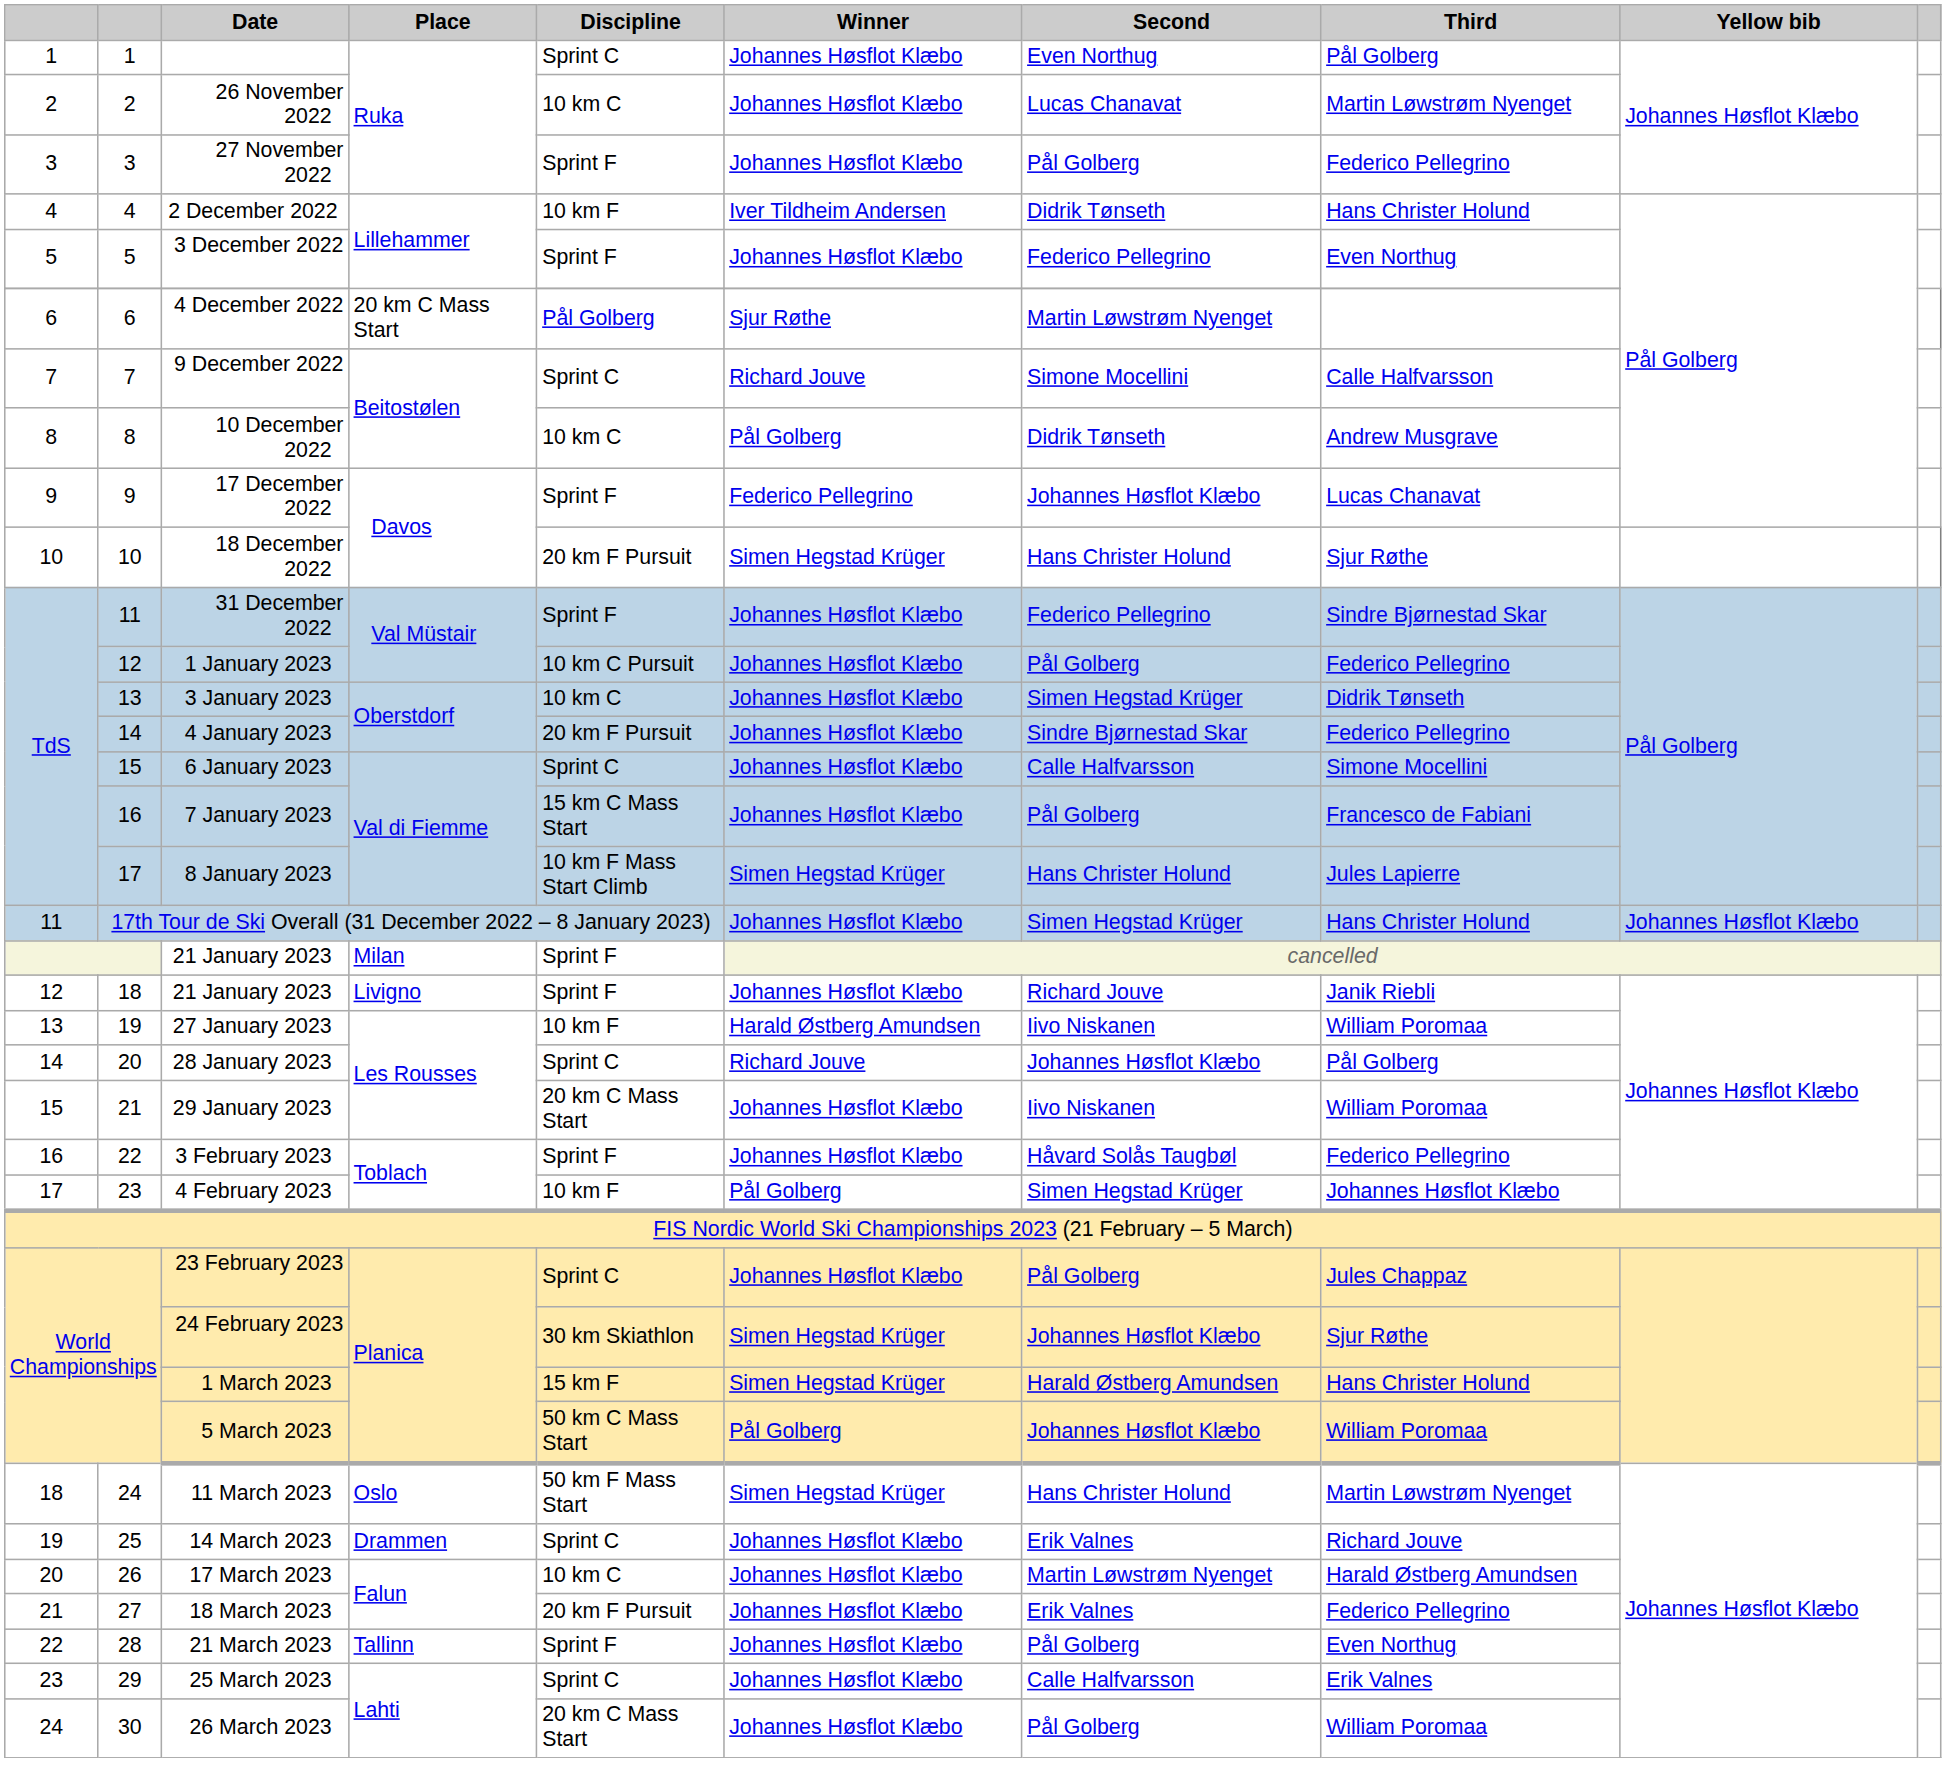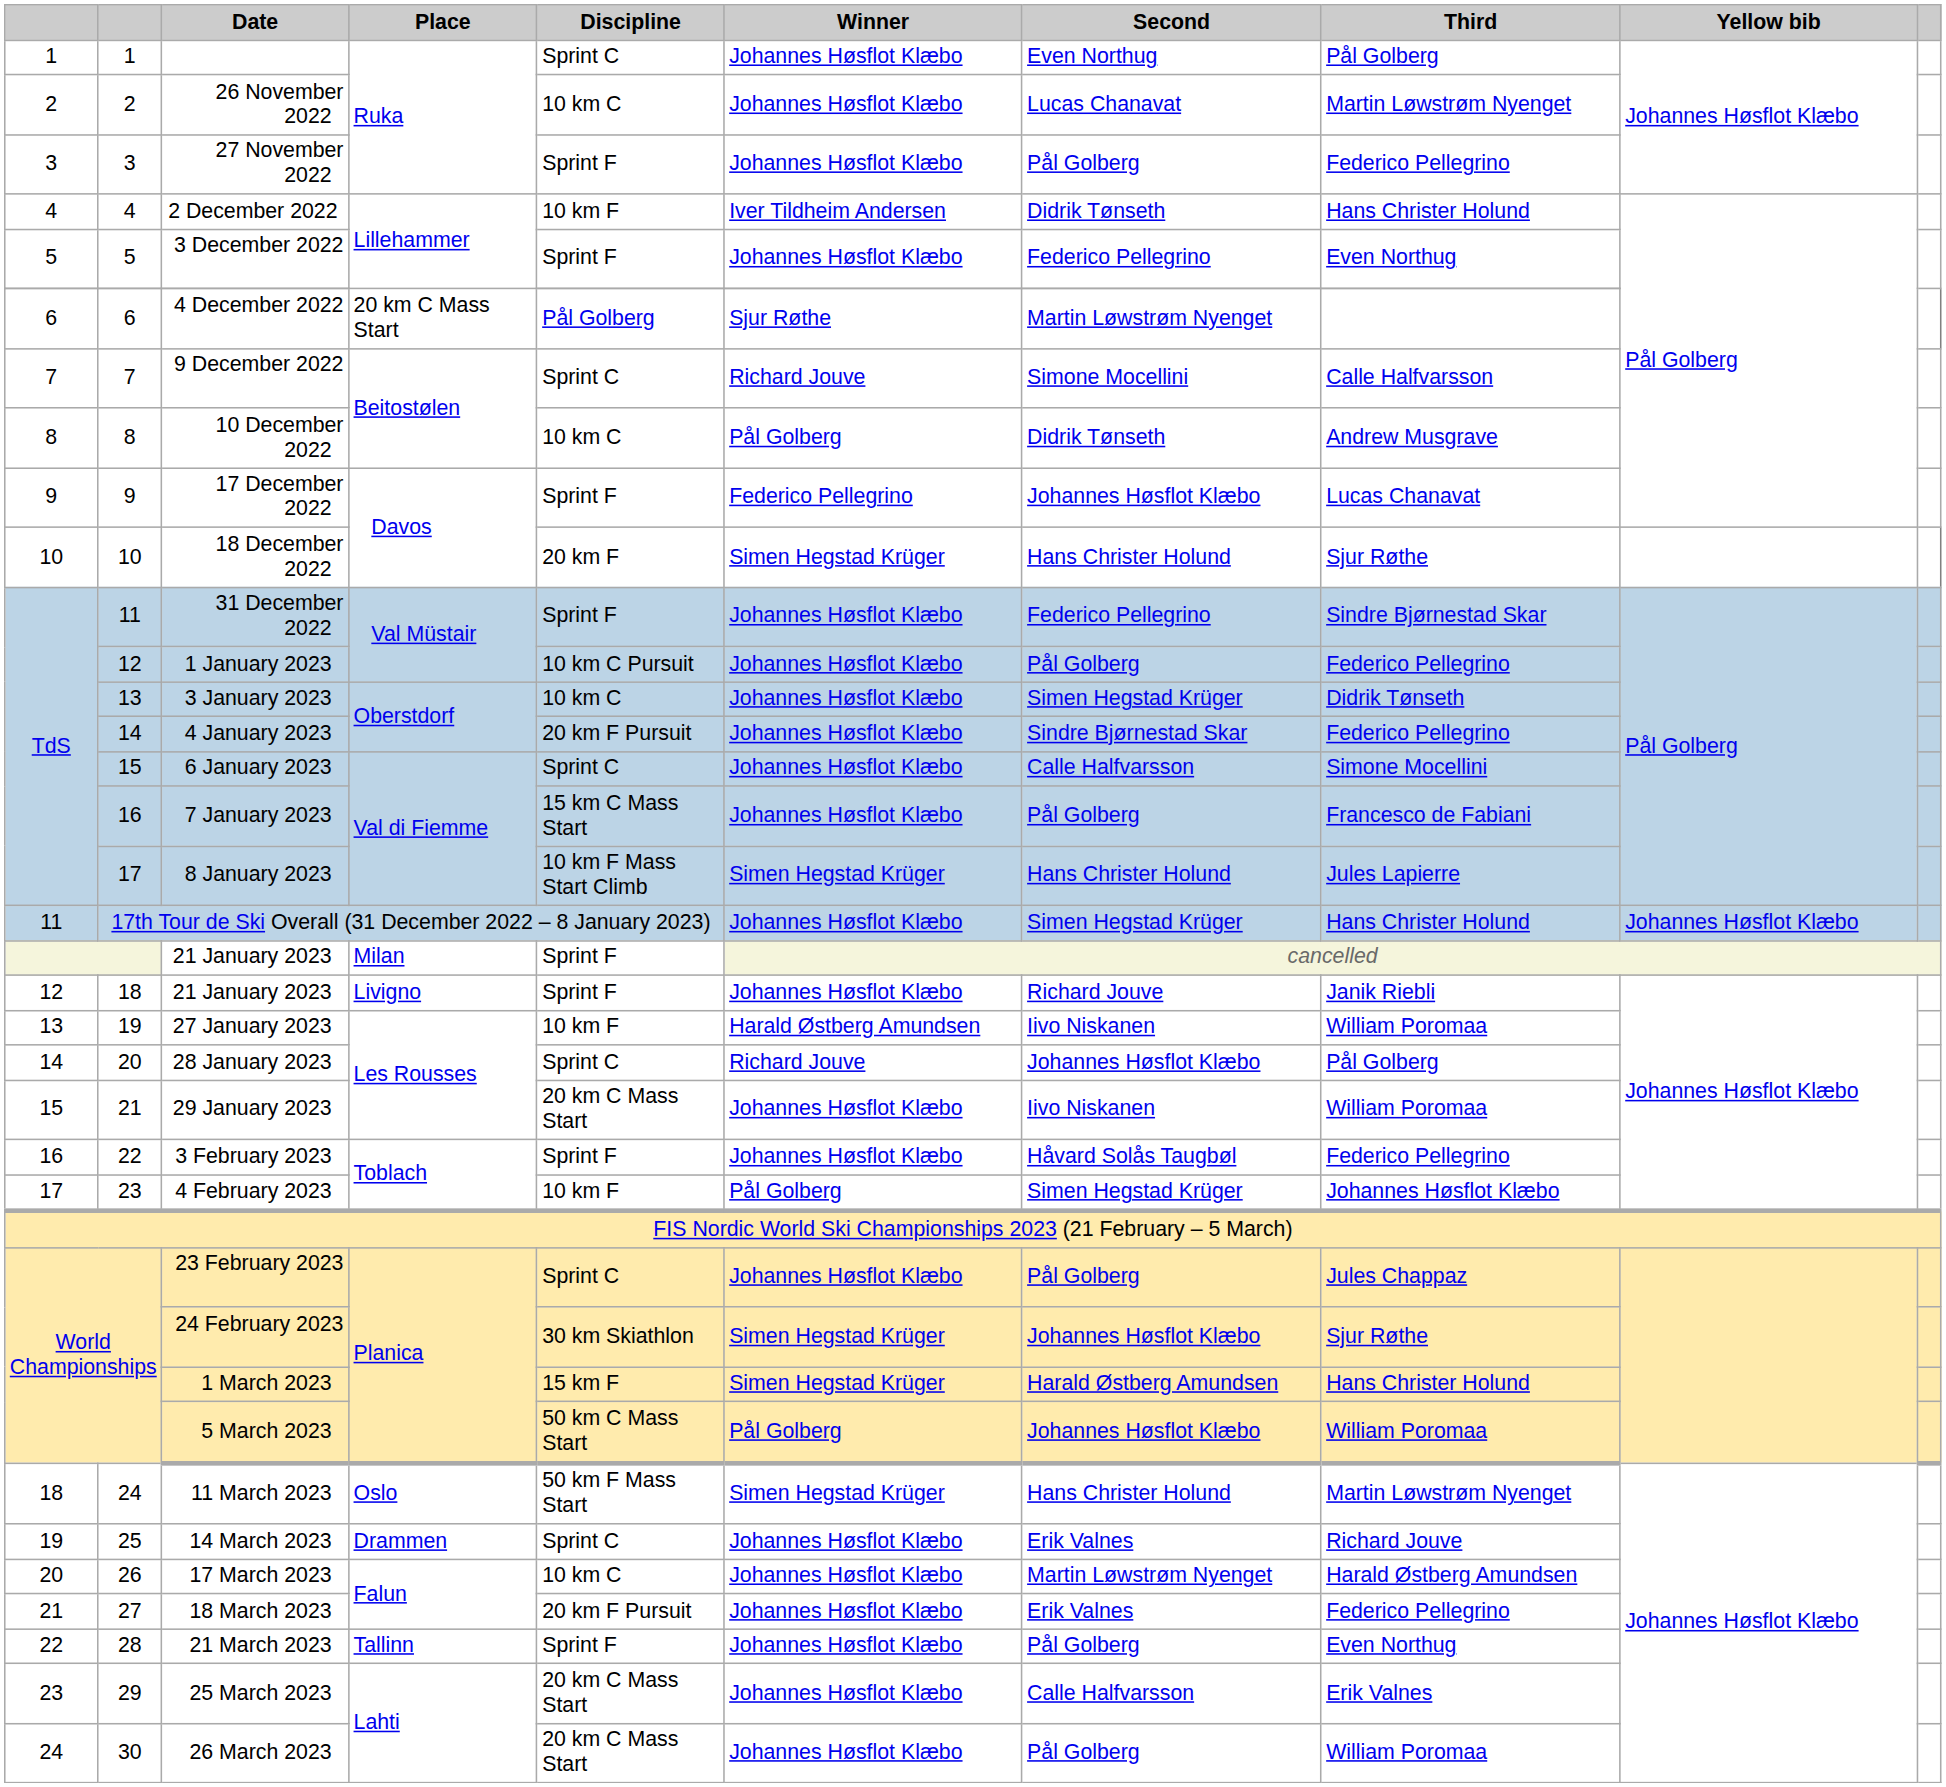(617, 556) 20 km F Pursuit -> (581, 556) 20 km F
(581, 1680) Sprint C -> (610, 1692) 20 km C Mass Start
